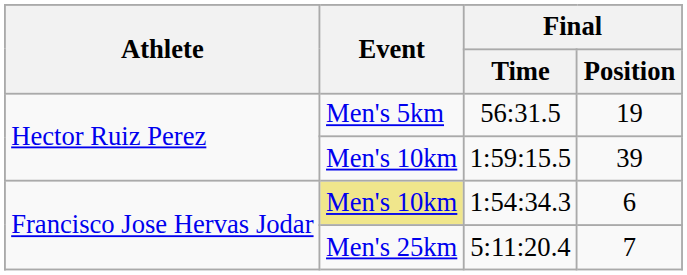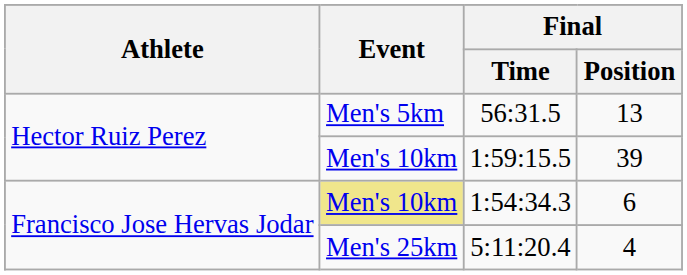(629, 114) 19 -> (629, 114) 13
(629, 246) 7 -> (629, 246) 4
